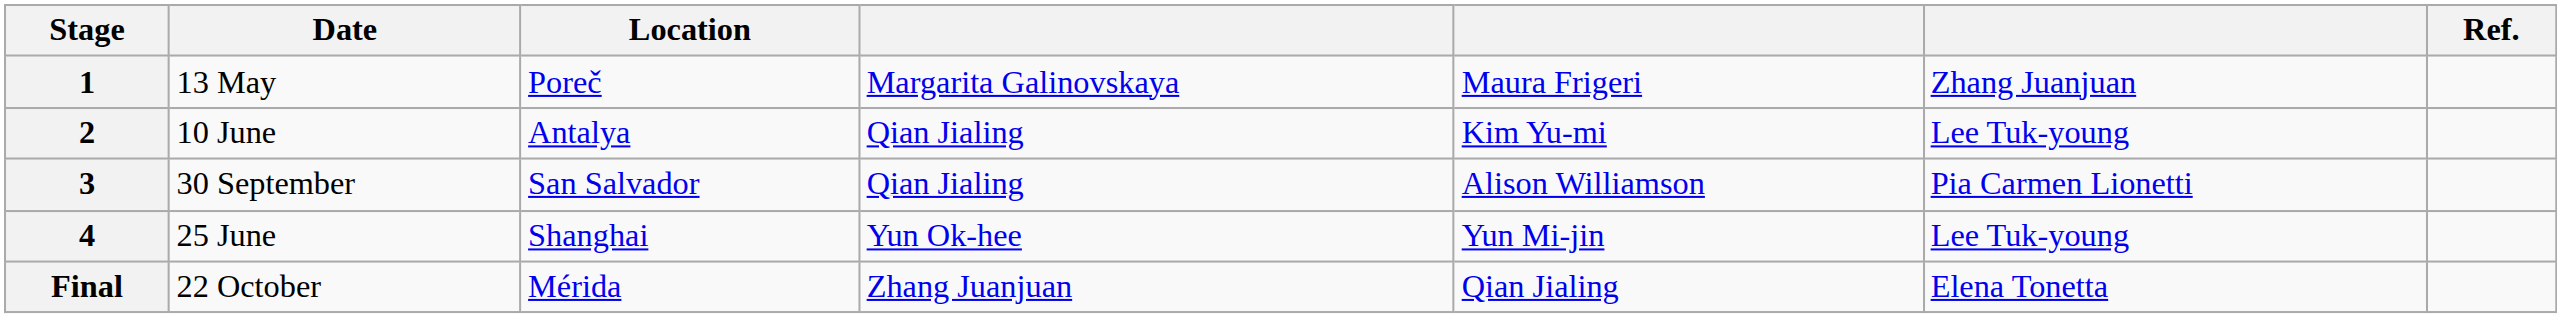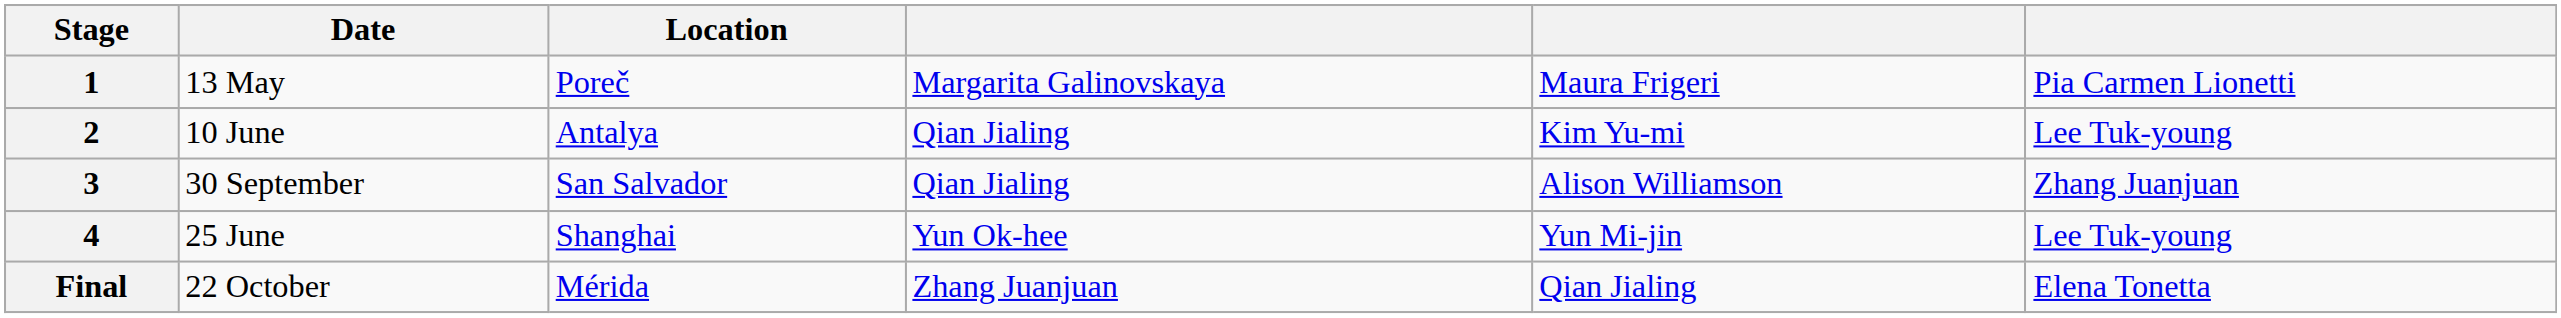- column: (2491, 30)
(2033, 81) Zhang Juanjuan -> (2164, 81) Pia Carmen Lionetti
(2062, 183) Pia Carmen Lionetti -> (2136, 183) Zhang Juanjuan
